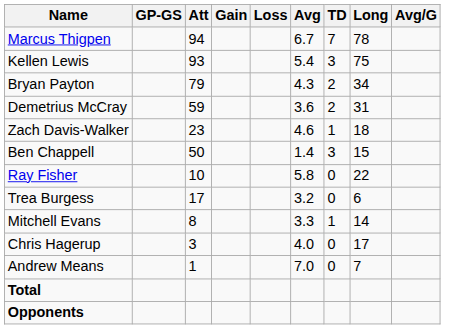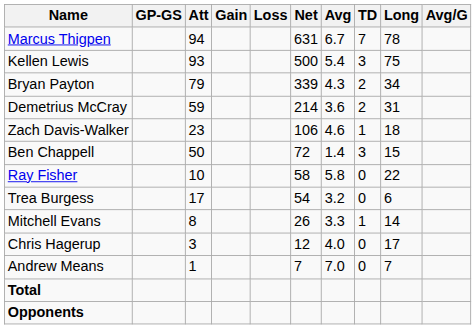+ column: (306, 15)
